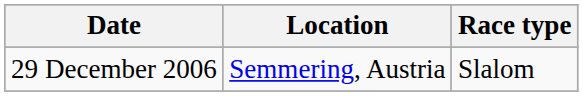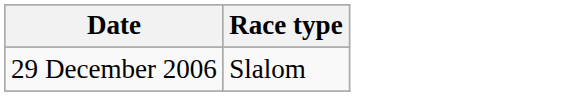- column: (337, 25)
